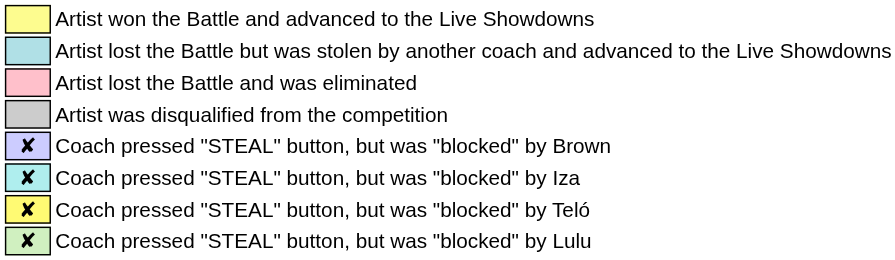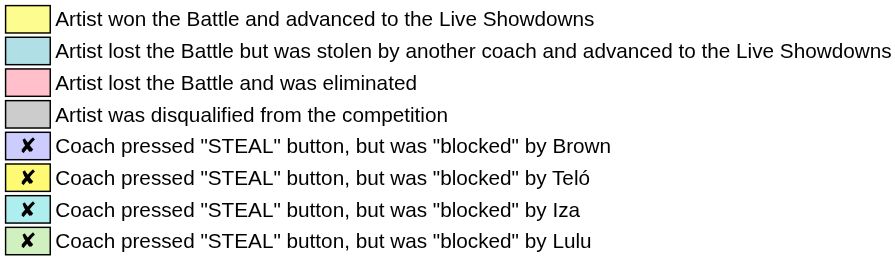rows swapped: (323, 209) <-> (318, 178)
